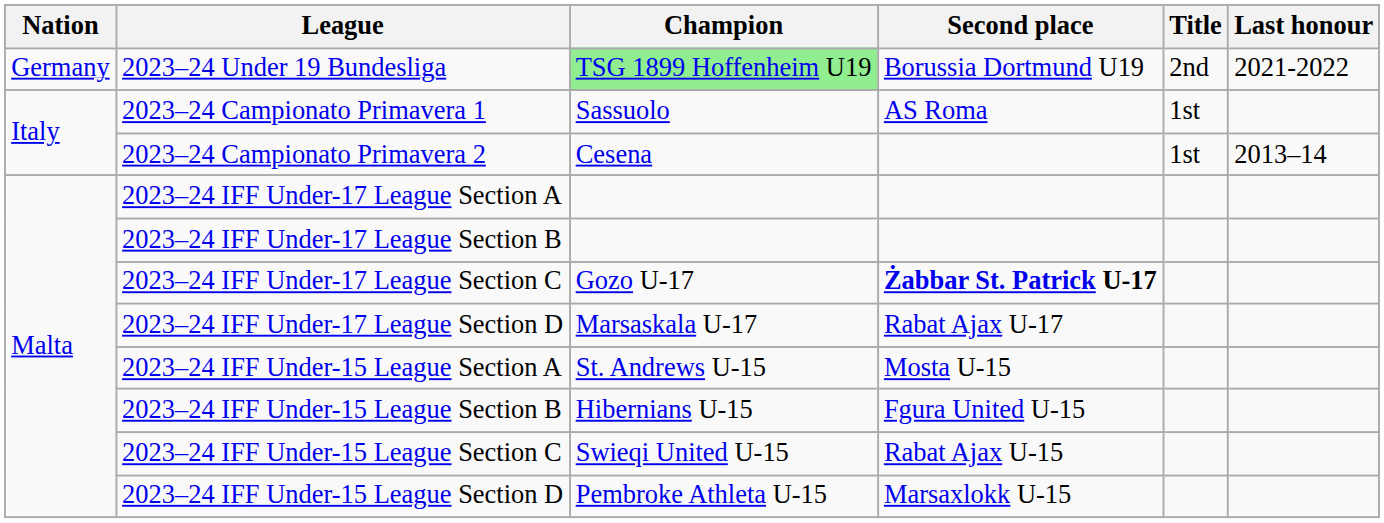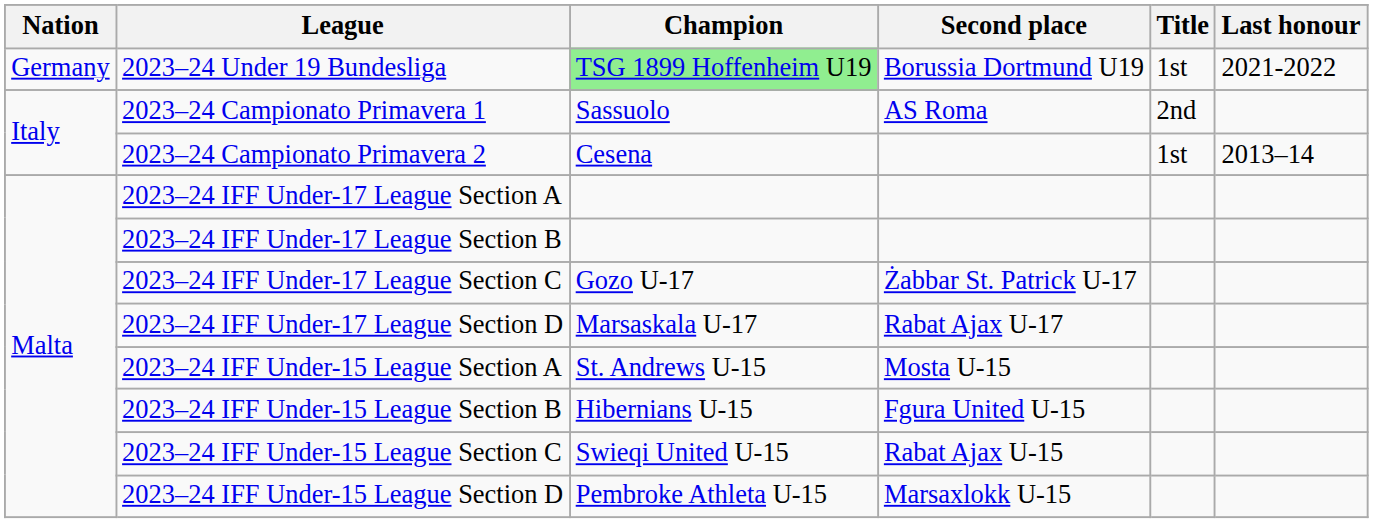(1189, 68) 2nd -> (1172, 68) 1st
(1185, 111) 1st -> (1176, 111) 2nd
(1020, 282) bold -> (1010, 282) normal
